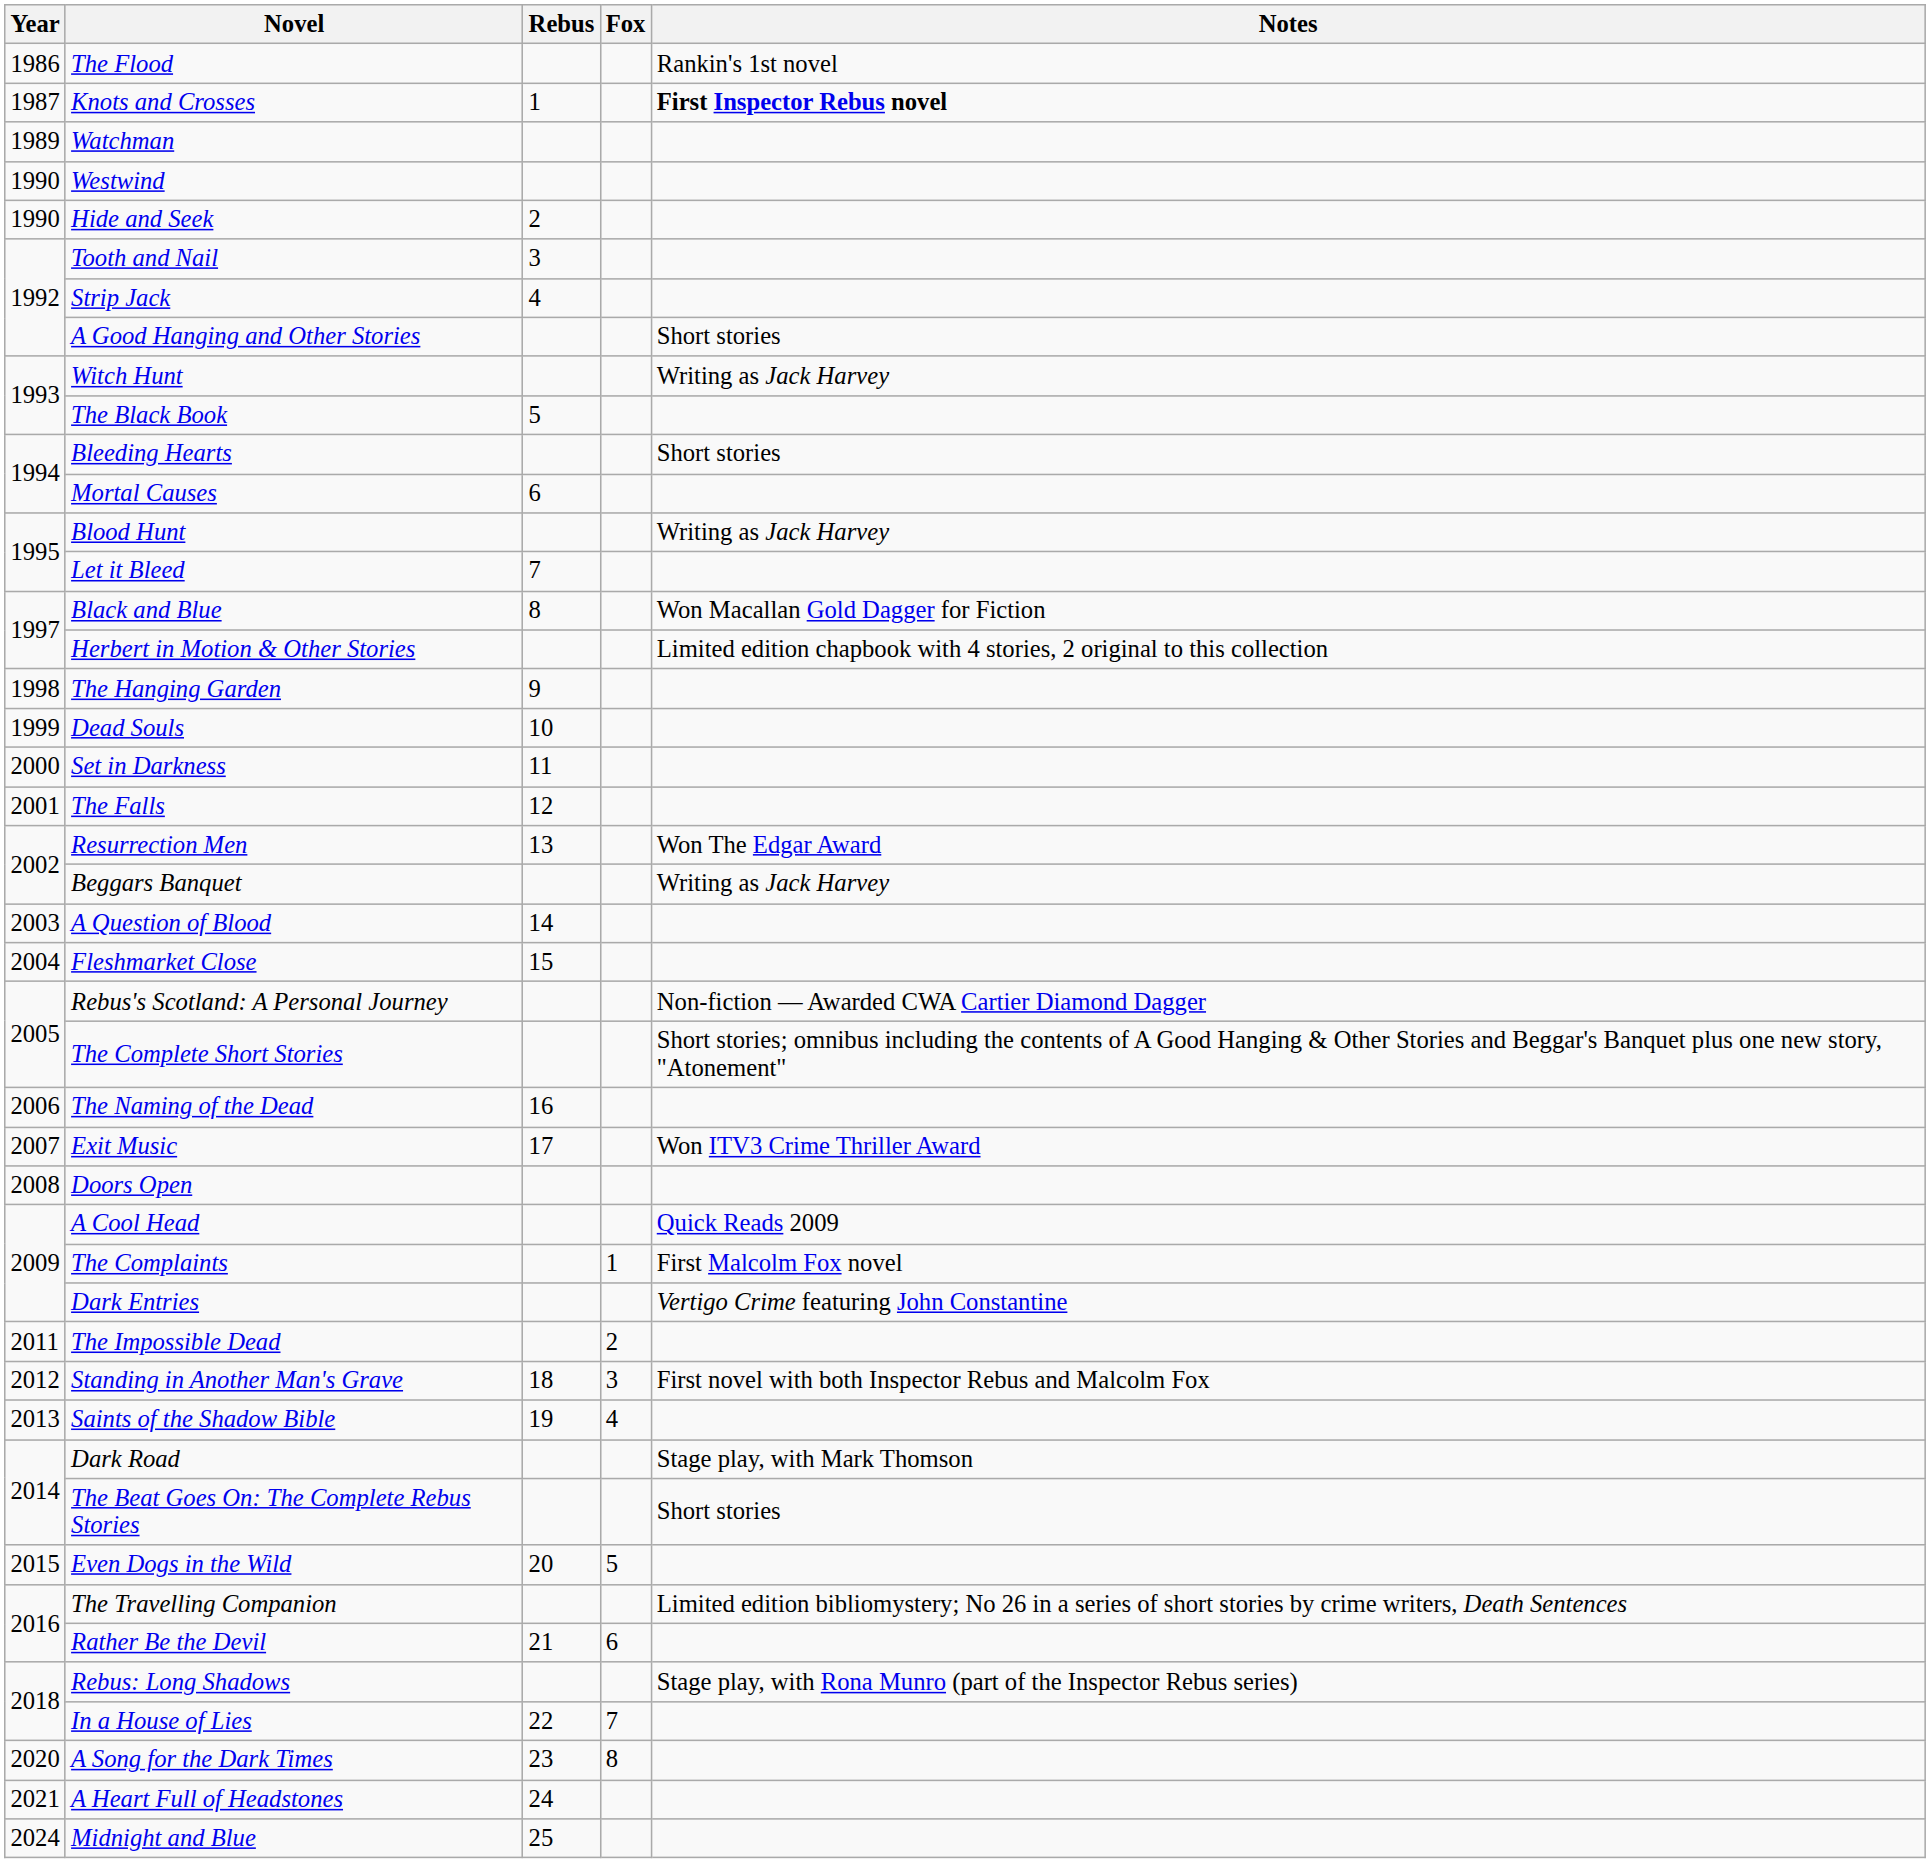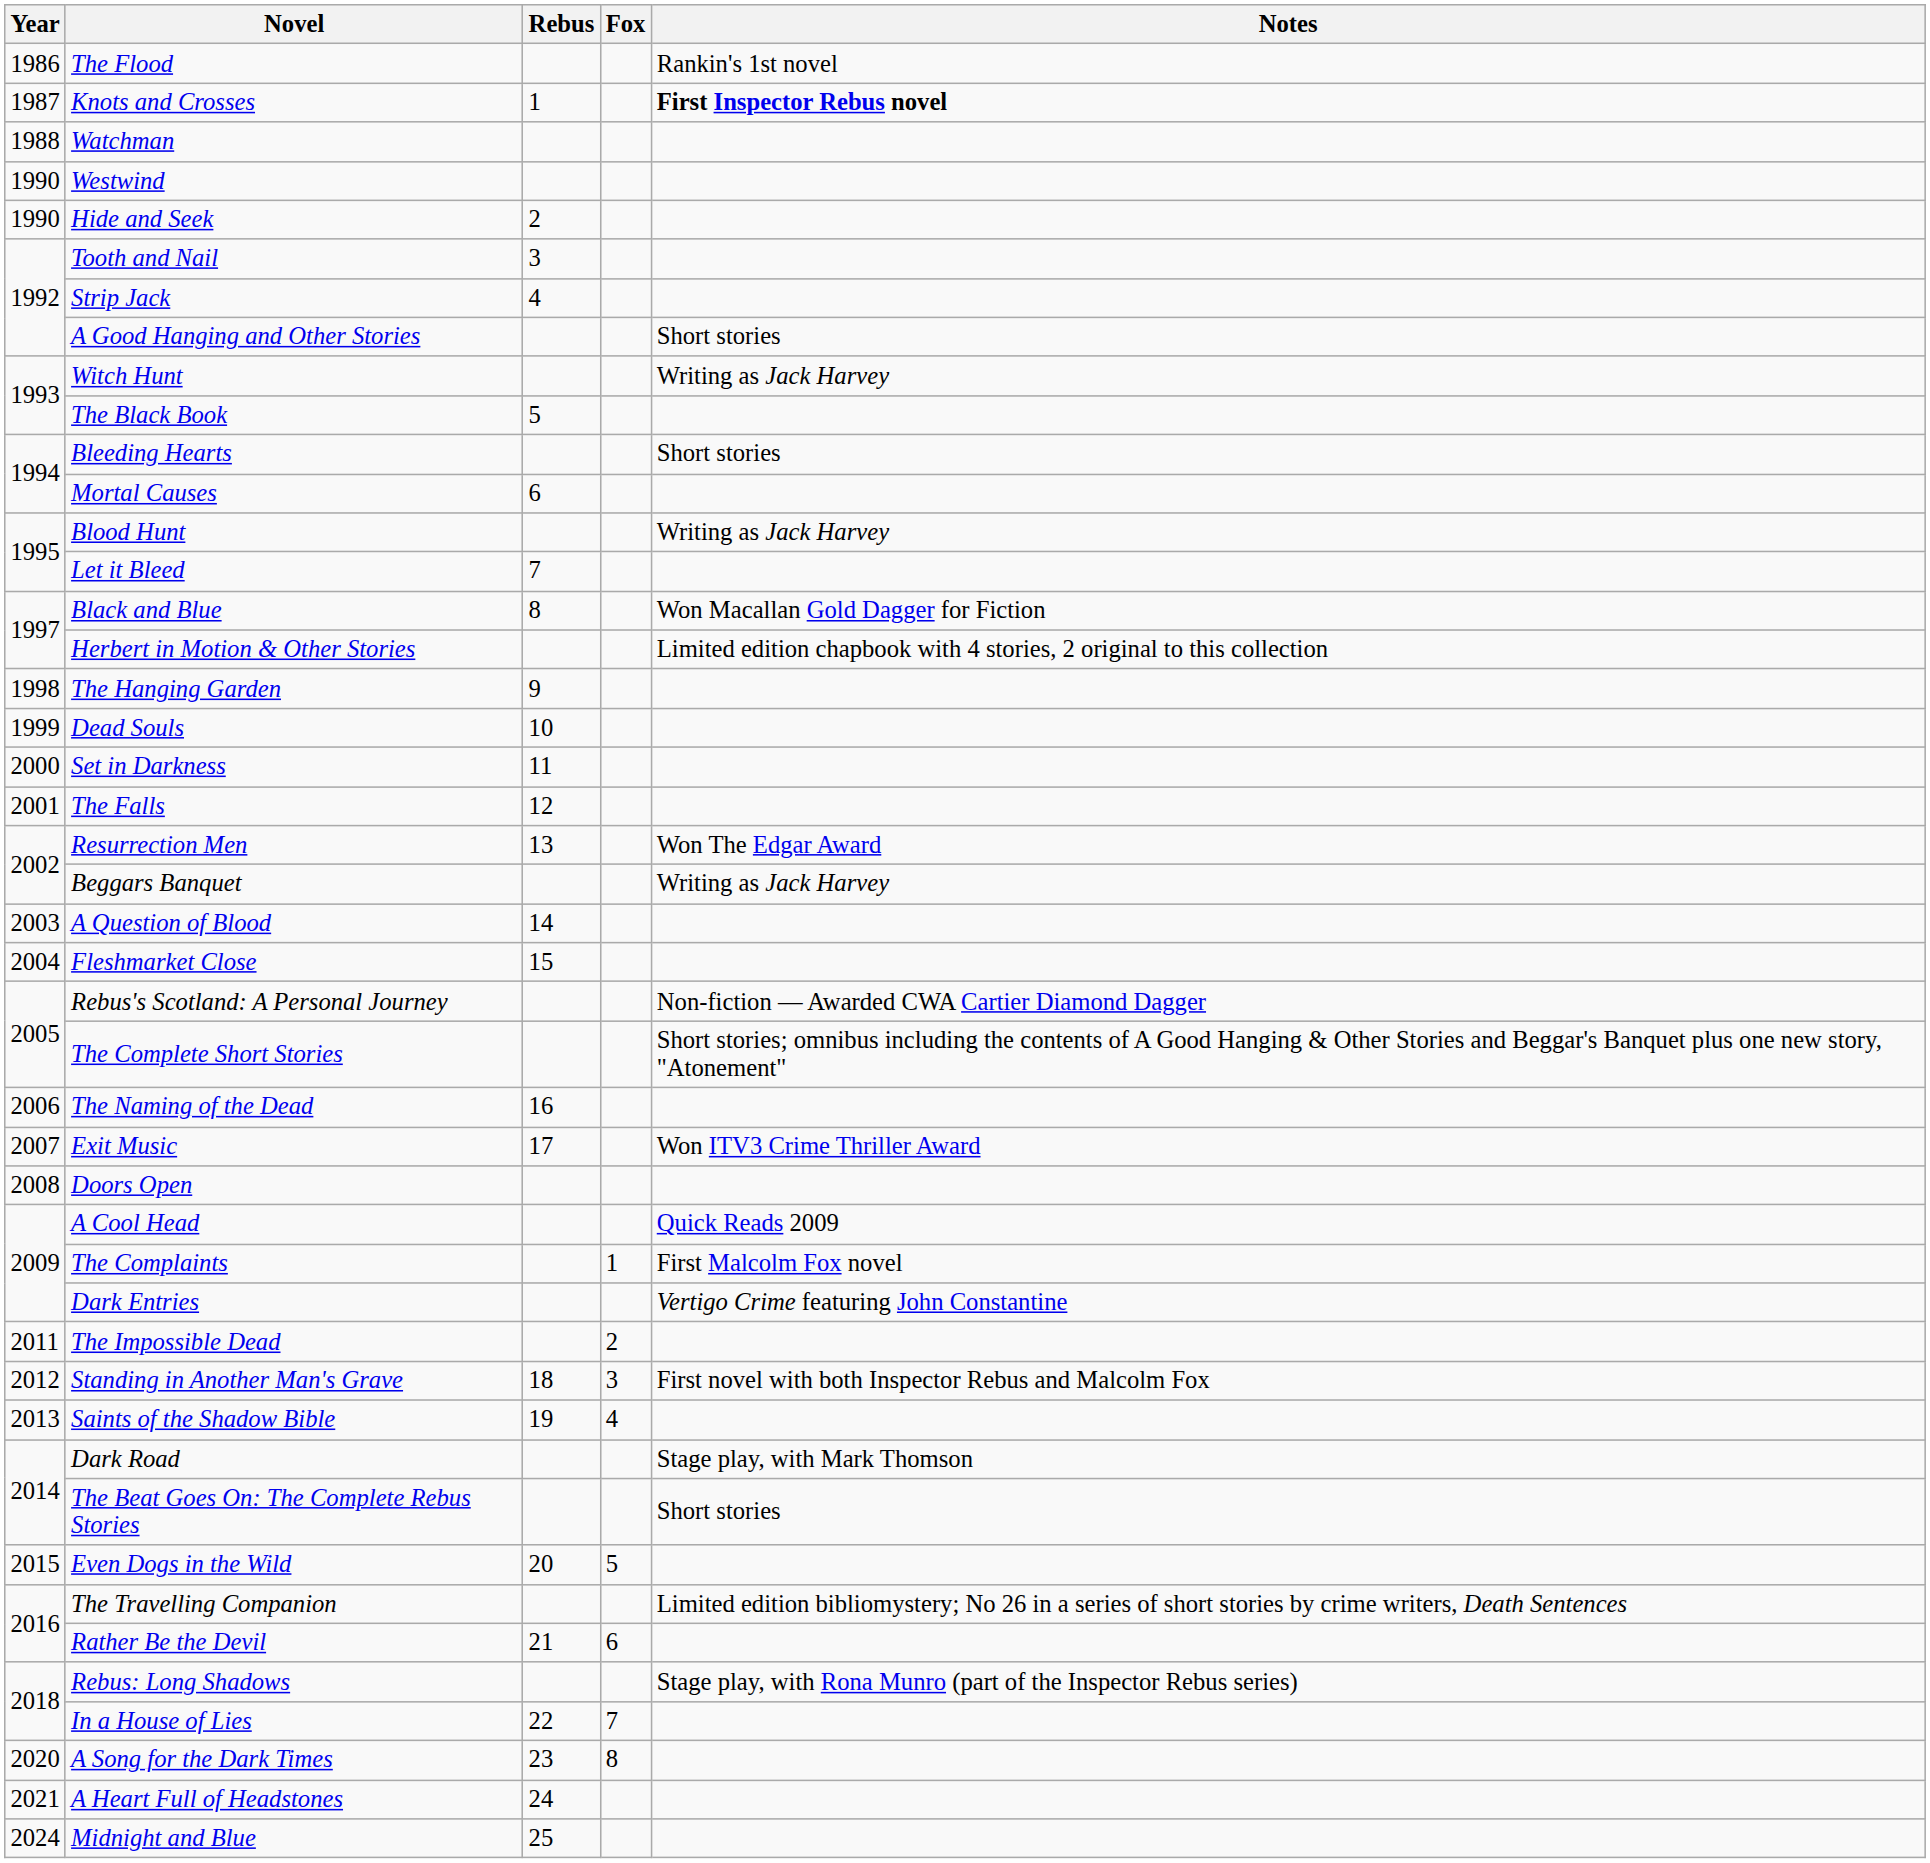(35, 141) 1989 -> (35, 141) 1988
